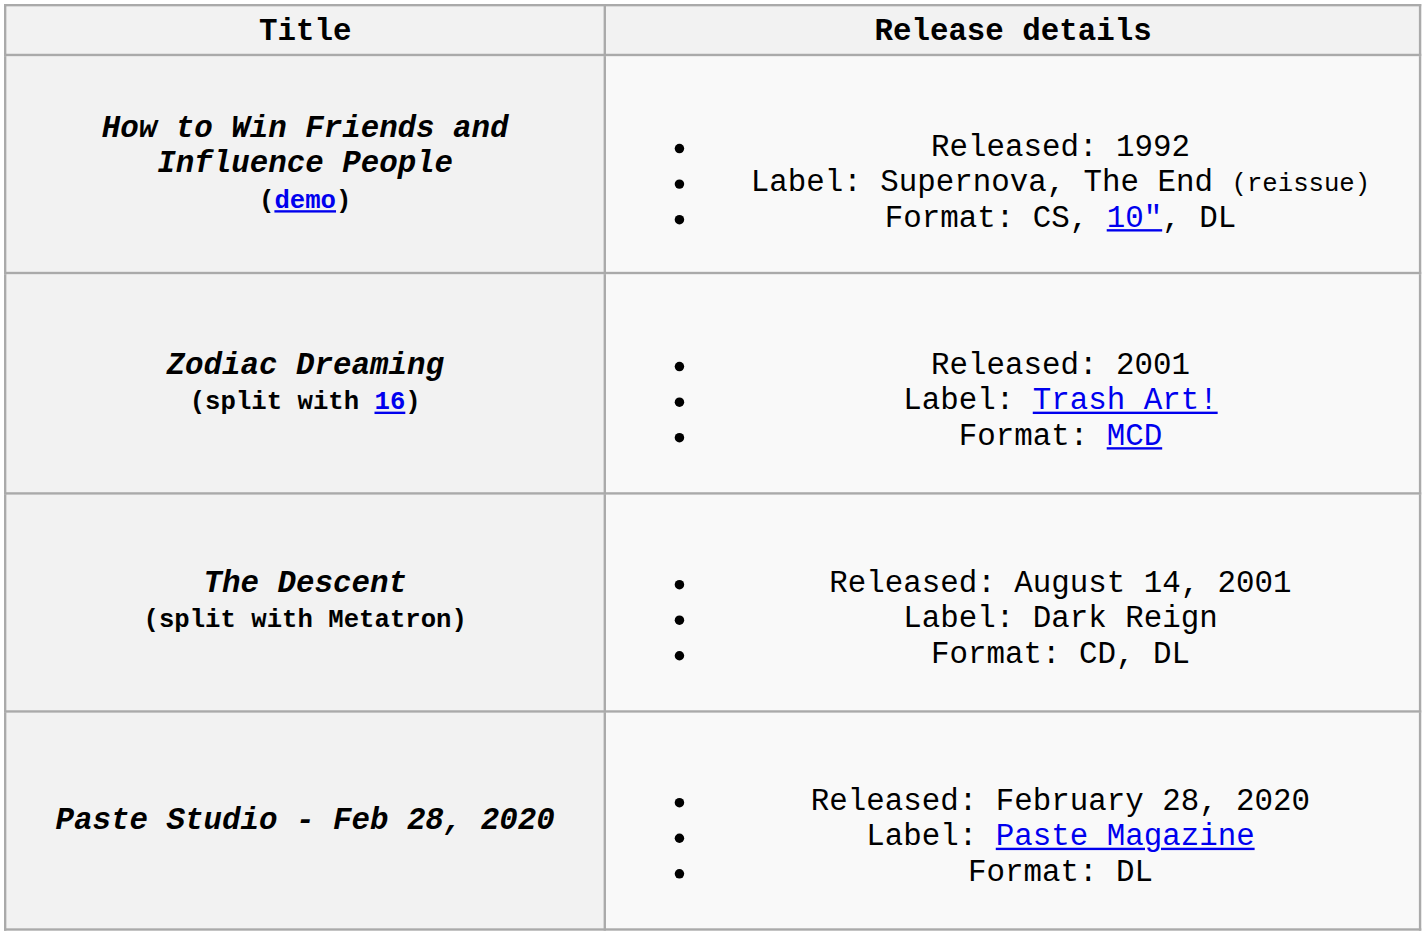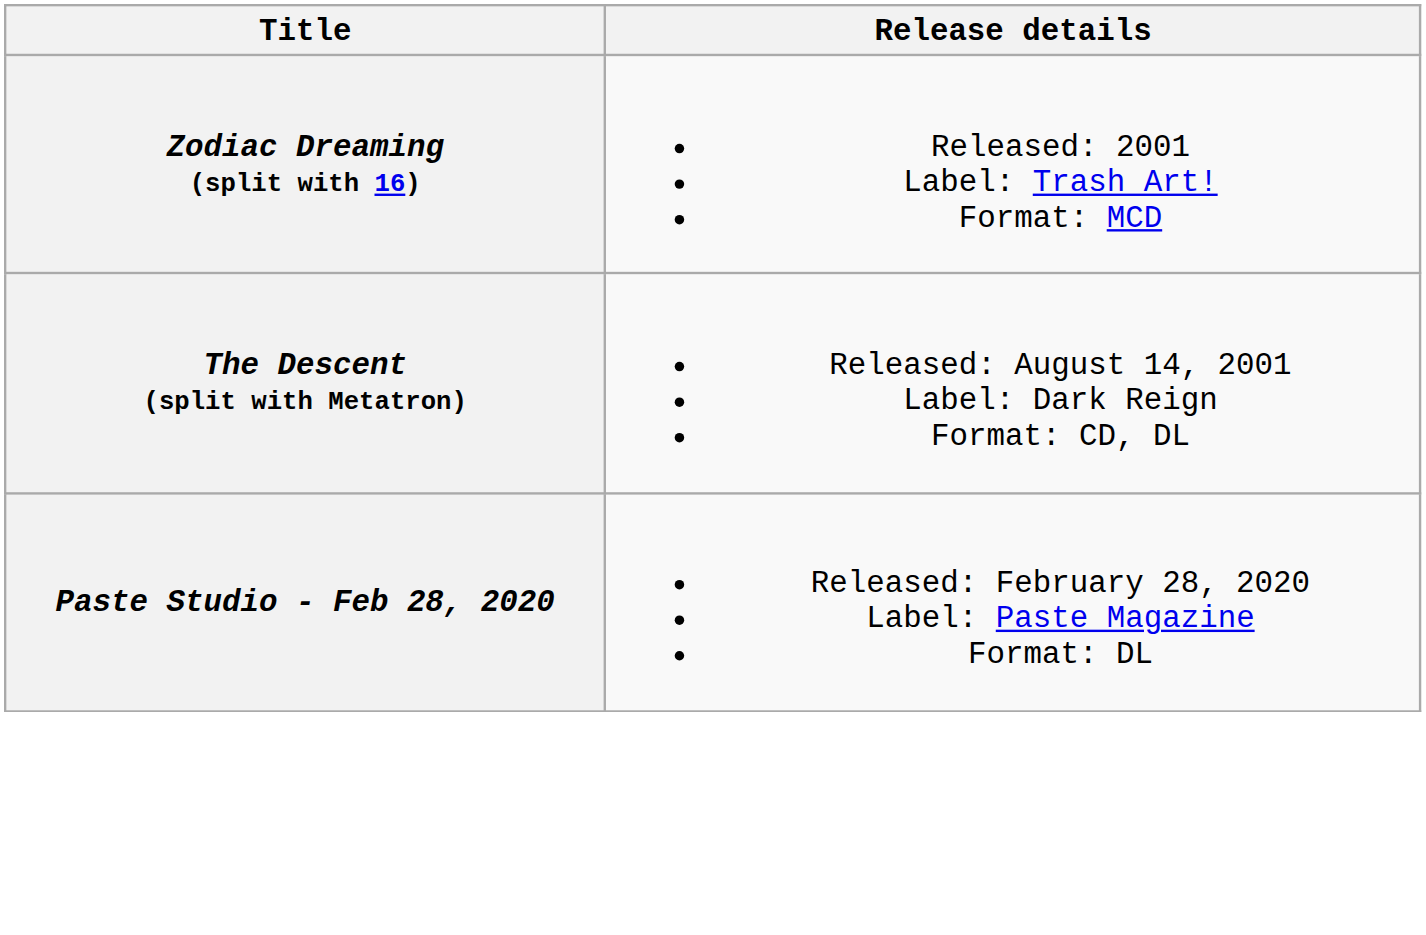- row: (305, 163)
